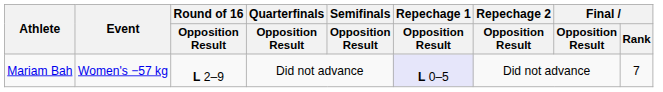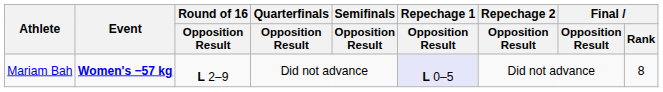(123, 71) normal -> (125, 71) bold
(636, 71) 7 -> (641, 71) 8
